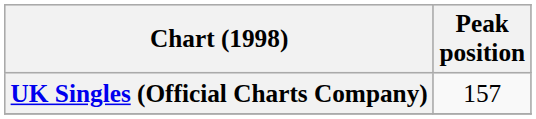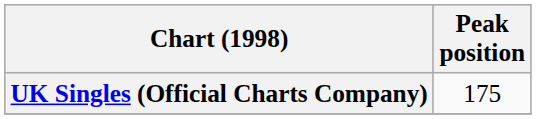(482, 93) 157 -> (482, 93) 175
